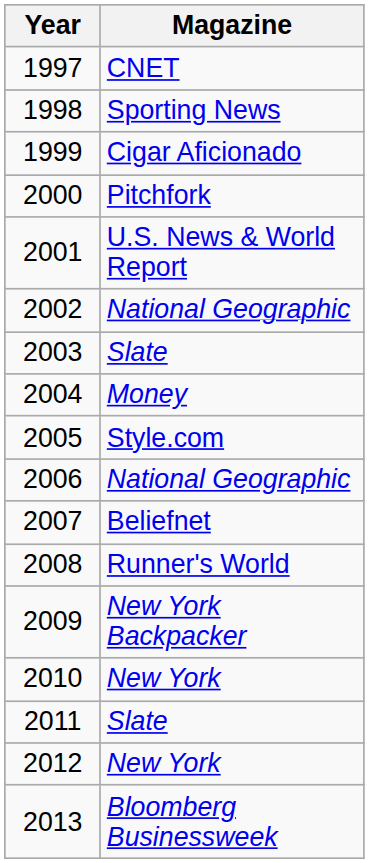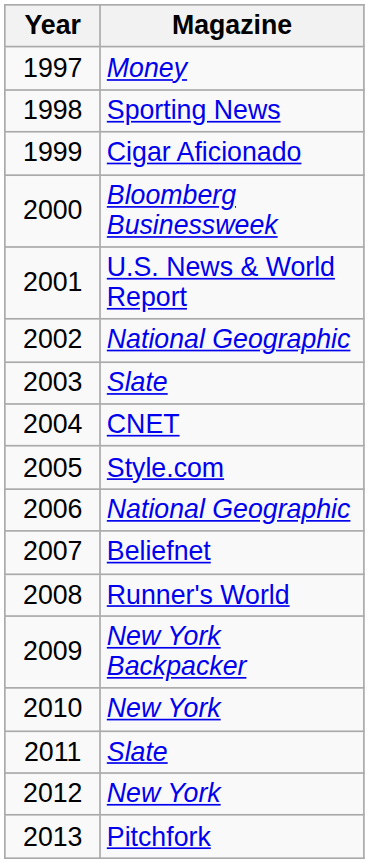(143, 68) CNET -> (147, 68) Money
(159, 195) Pitchfork -> (192, 210) Bloomberg Businessweek
(147, 394) Money -> (143, 424) CNET
(192, 821) Bloomberg Businessweek -> (159, 836) Pitchfork
